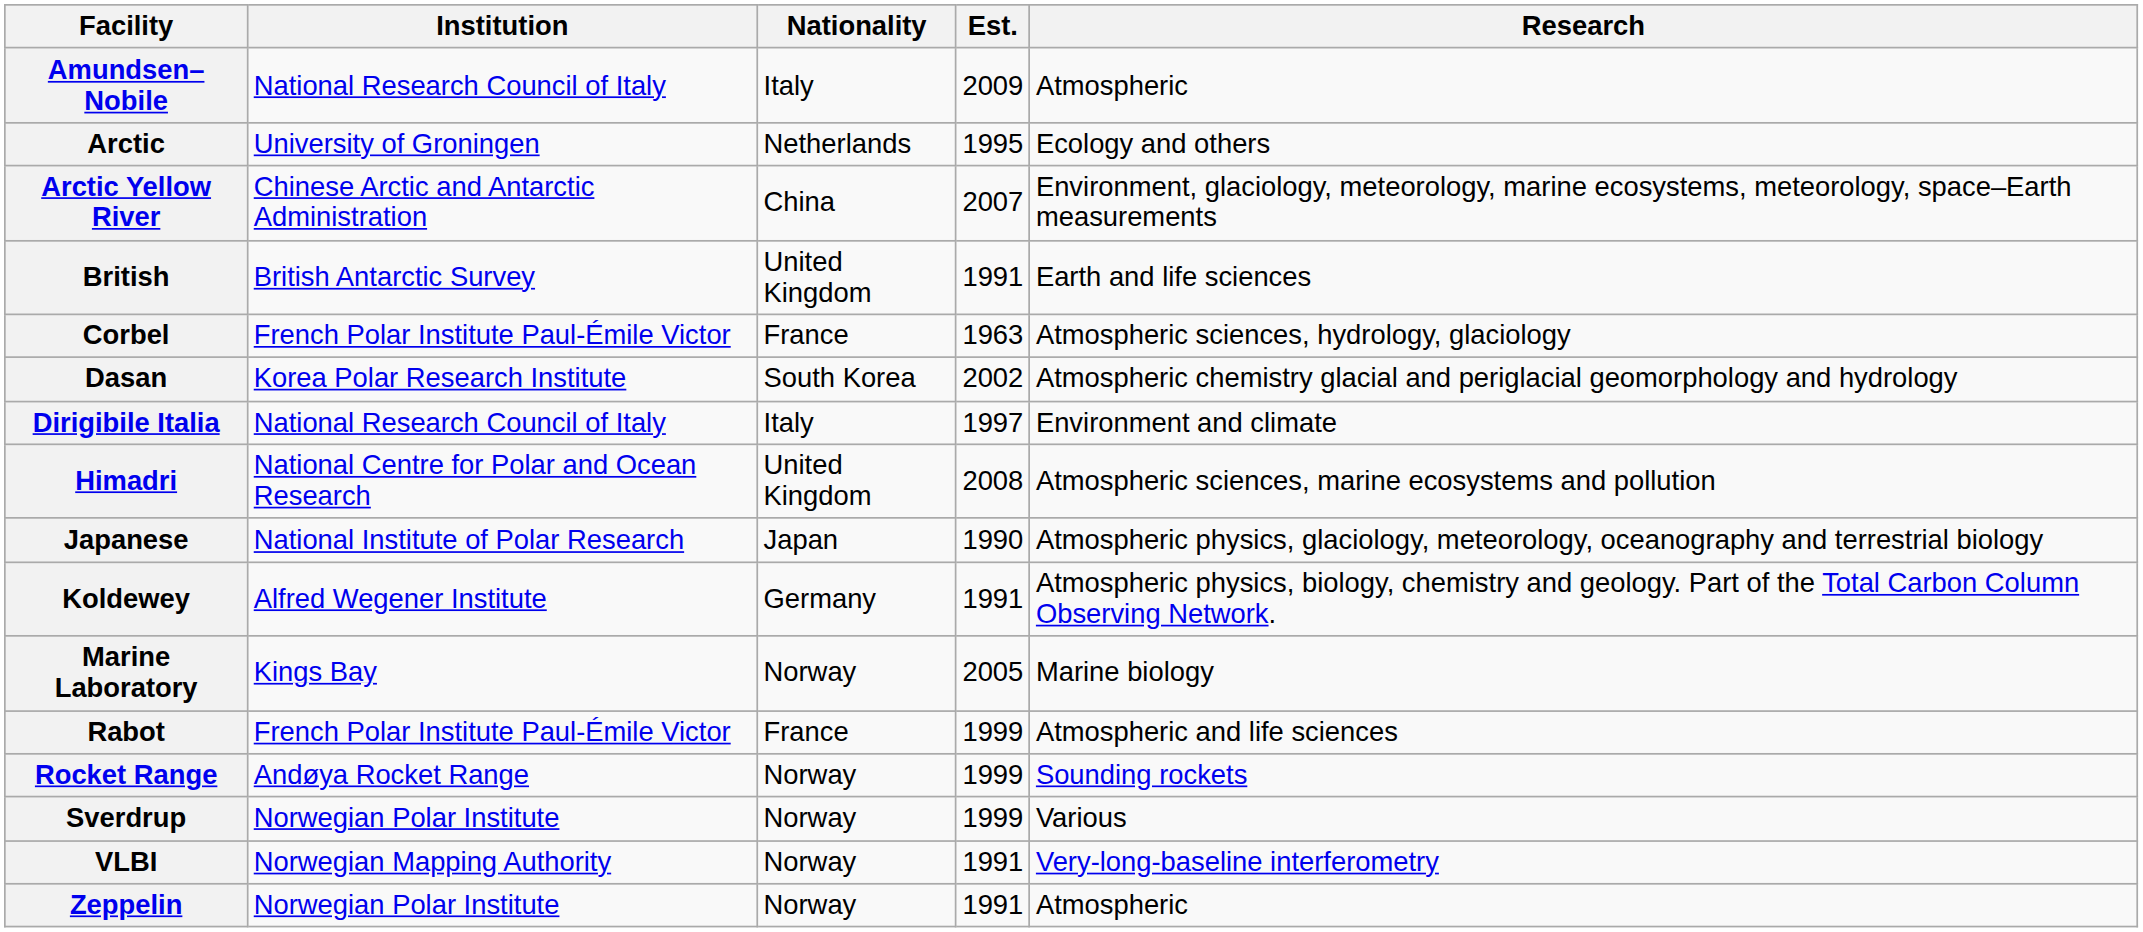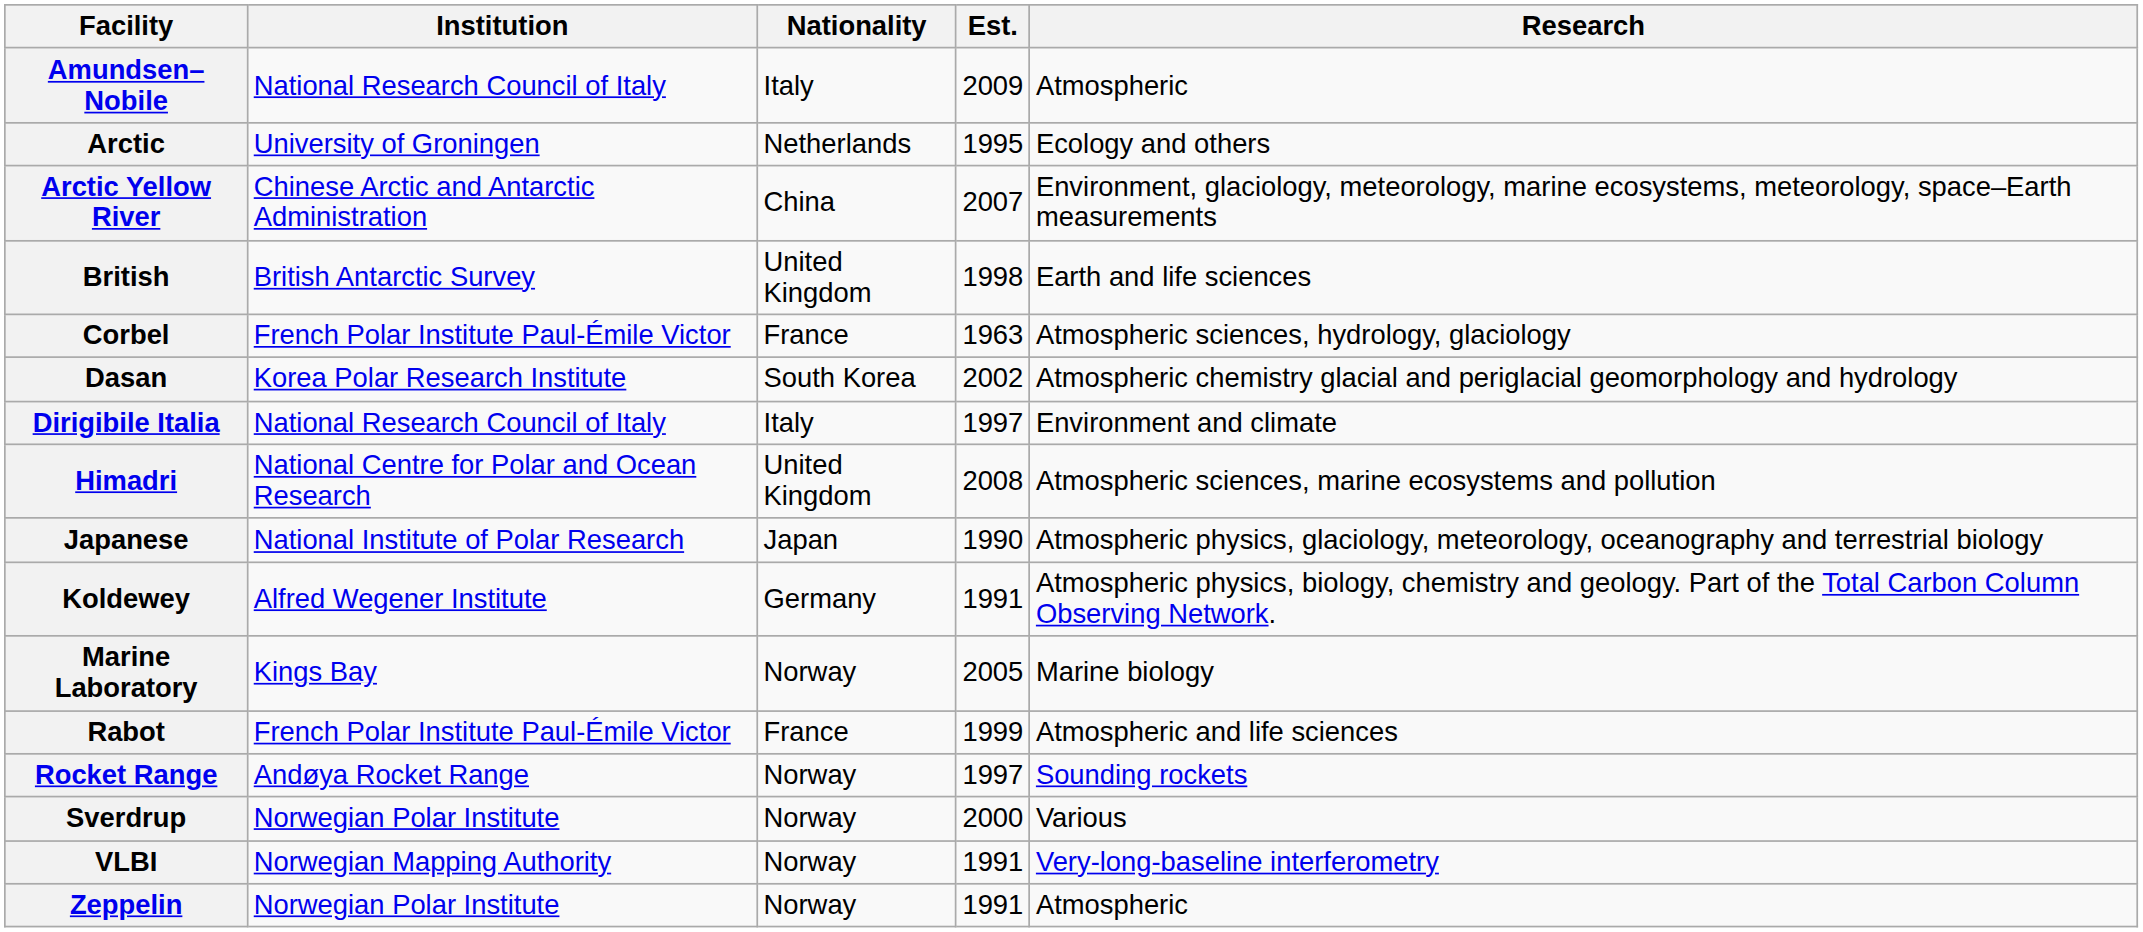(993, 276) 1991 -> (993, 276) 1998
(993, 774) 1999 -> (993, 774) 1997
(993, 818) 1999 -> (993, 818) 2000
